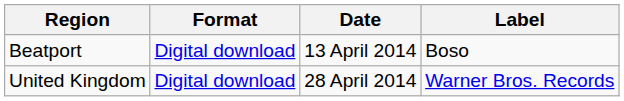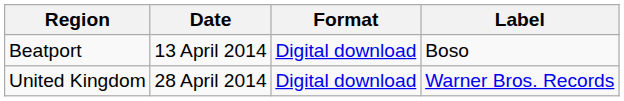columns swapped: (360, 19) <-> (225, 19)
